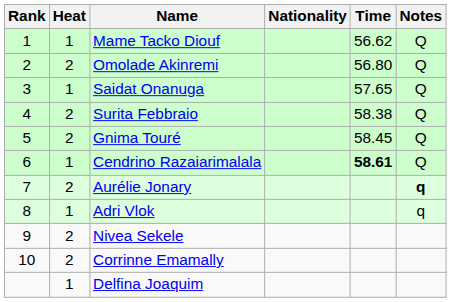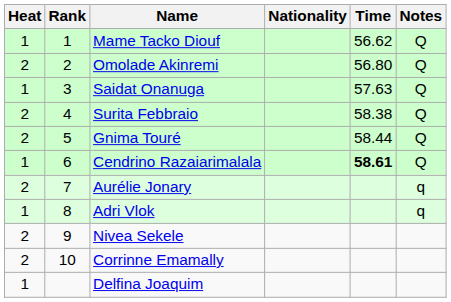columns swapped: (27, 16) <-> (69, 16)
(373, 89) 57.65 -> (373, 89) 57.63
(373, 138) 58.45 -> (373, 138) 58.44
(421, 187) bold -> (421, 187) normal
